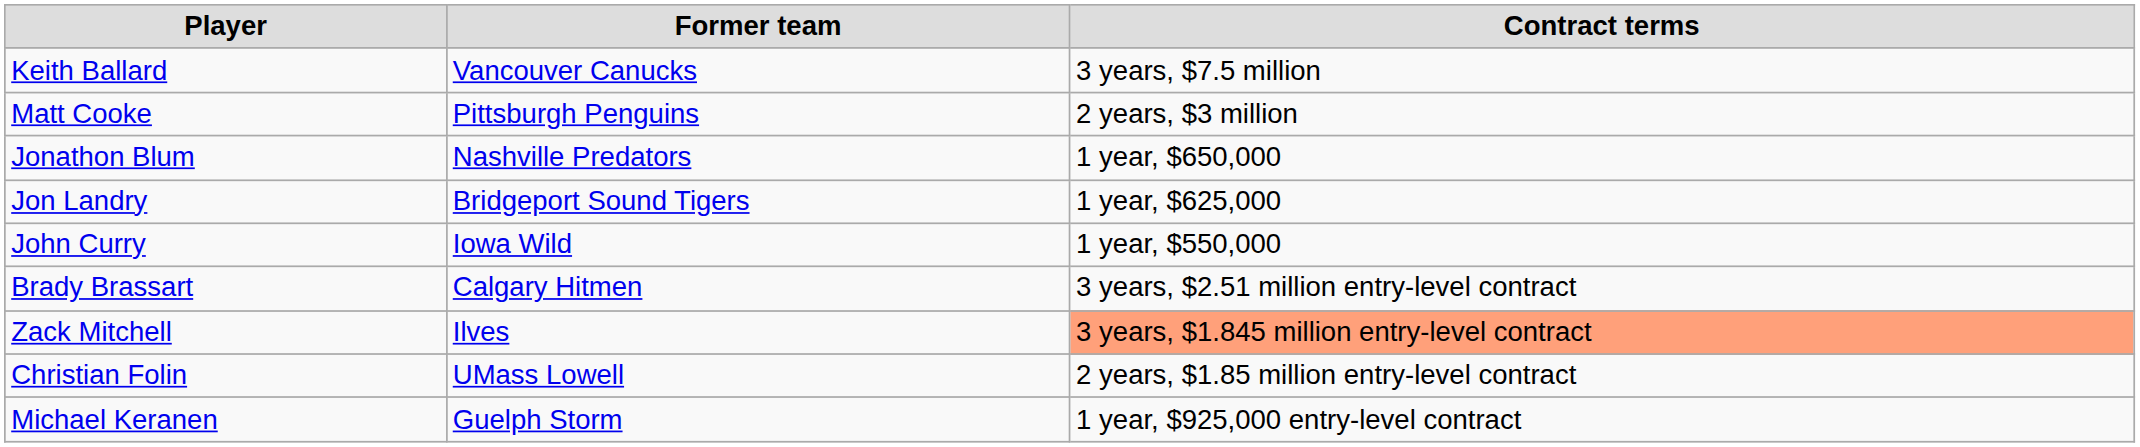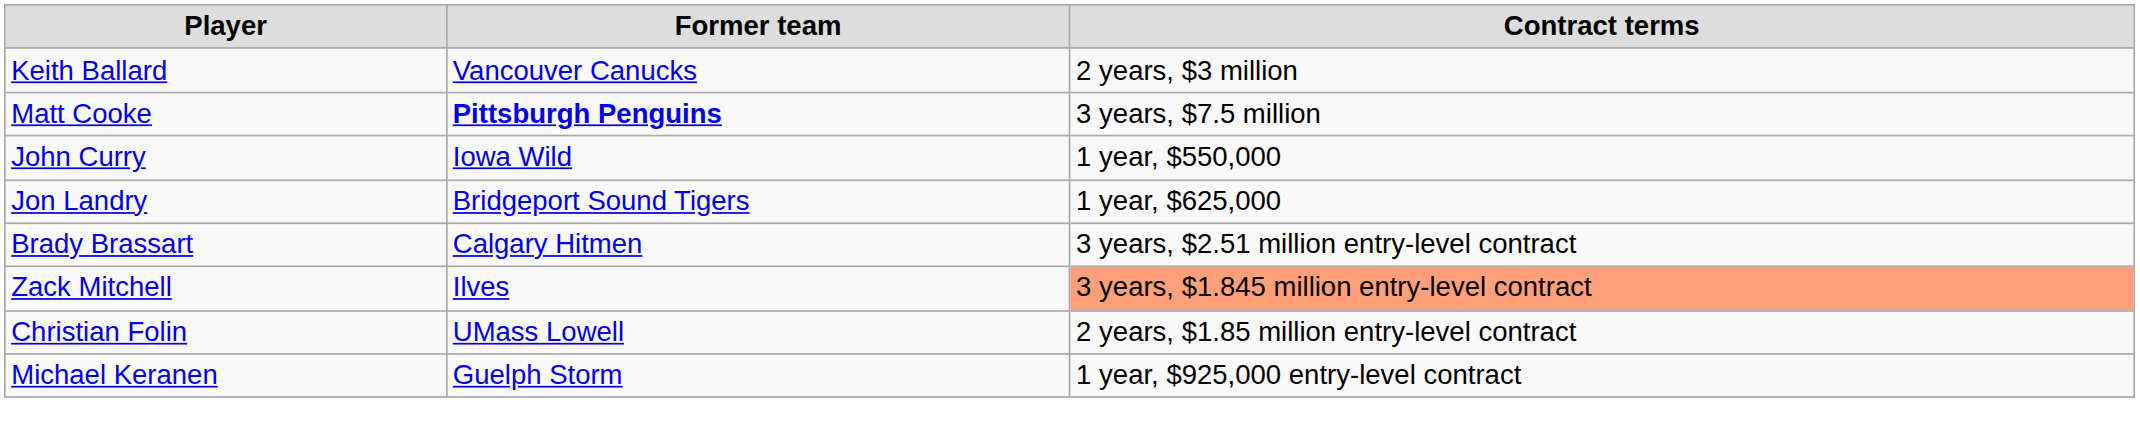(1198, 69) 3 years, $7.5 million -> (1187, 69) 2 years, $3 million
(576, 113) normal -> (587, 113) bold
(1187, 113) 2 years, $3 million -> (1198, 113) 3 years, $7.5 million
- row: (103, 157)
rows swapped: (79, 200) <-> (78, 244)
